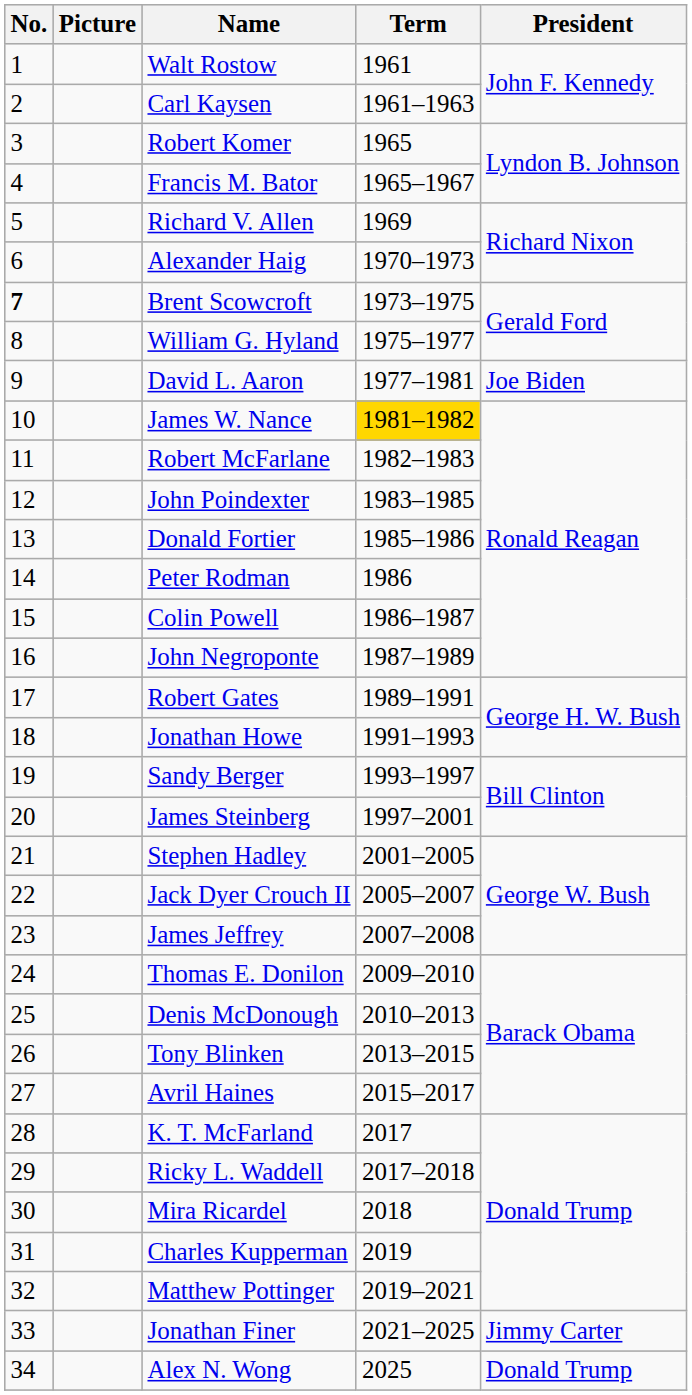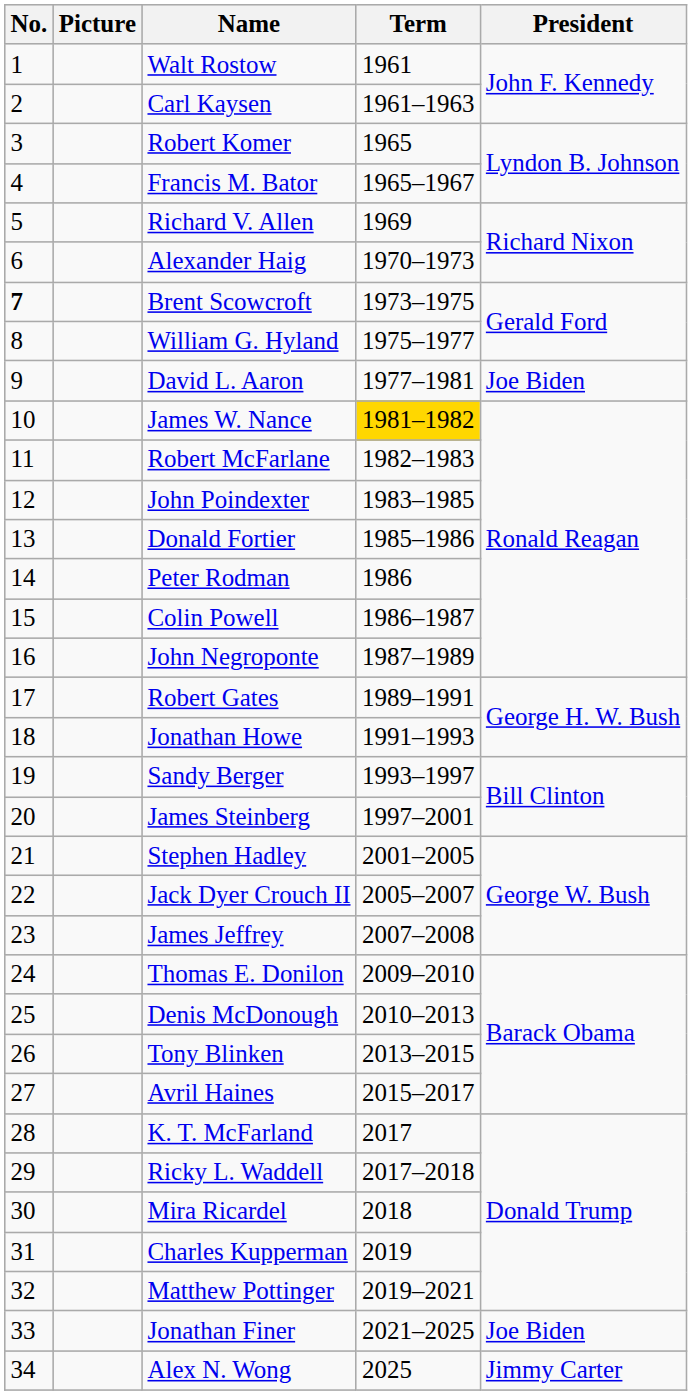(554, 1330) Jimmy Carter -> (535, 1330) Joe Biden
(559, 1370) Donald Trump -> (554, 1370) Jimmy Carter
